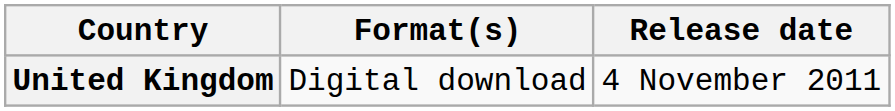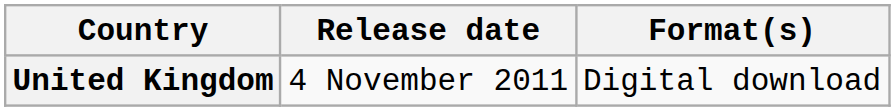columns swapped: (741, 31) <-> (438, 31)
